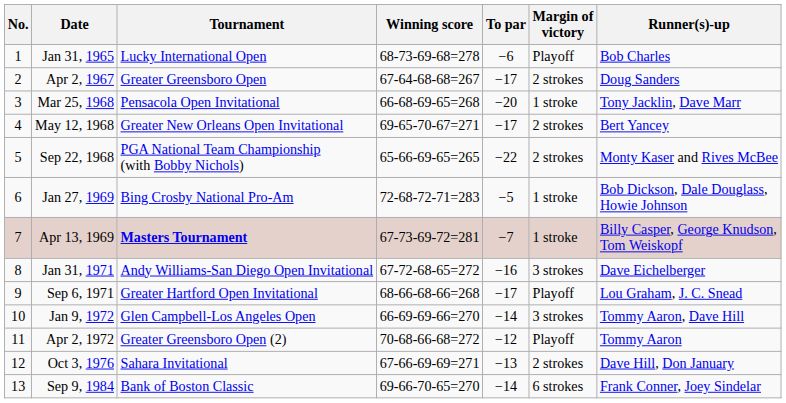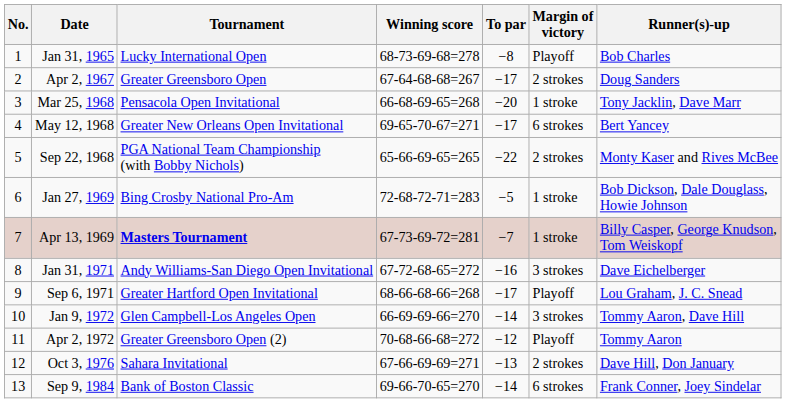(506, 56) −6 -> (506, 56) −8
(558, 126) 2 strokes -> (558, 126) 6 strokes
